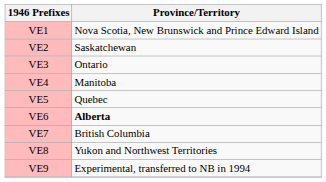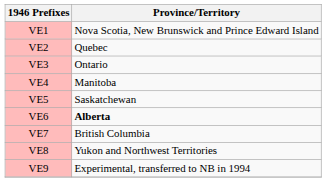(105, 47) Saskatchewan -> (91, 47) Quebec
(91, 99) Quebec -> (105, 99) Saskatchewan
